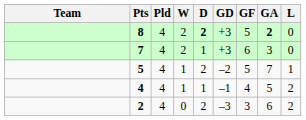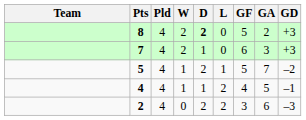columns swapped: (291, 13) <-> (225, 13)
(269, 32) bold -> (266, 32) normal
